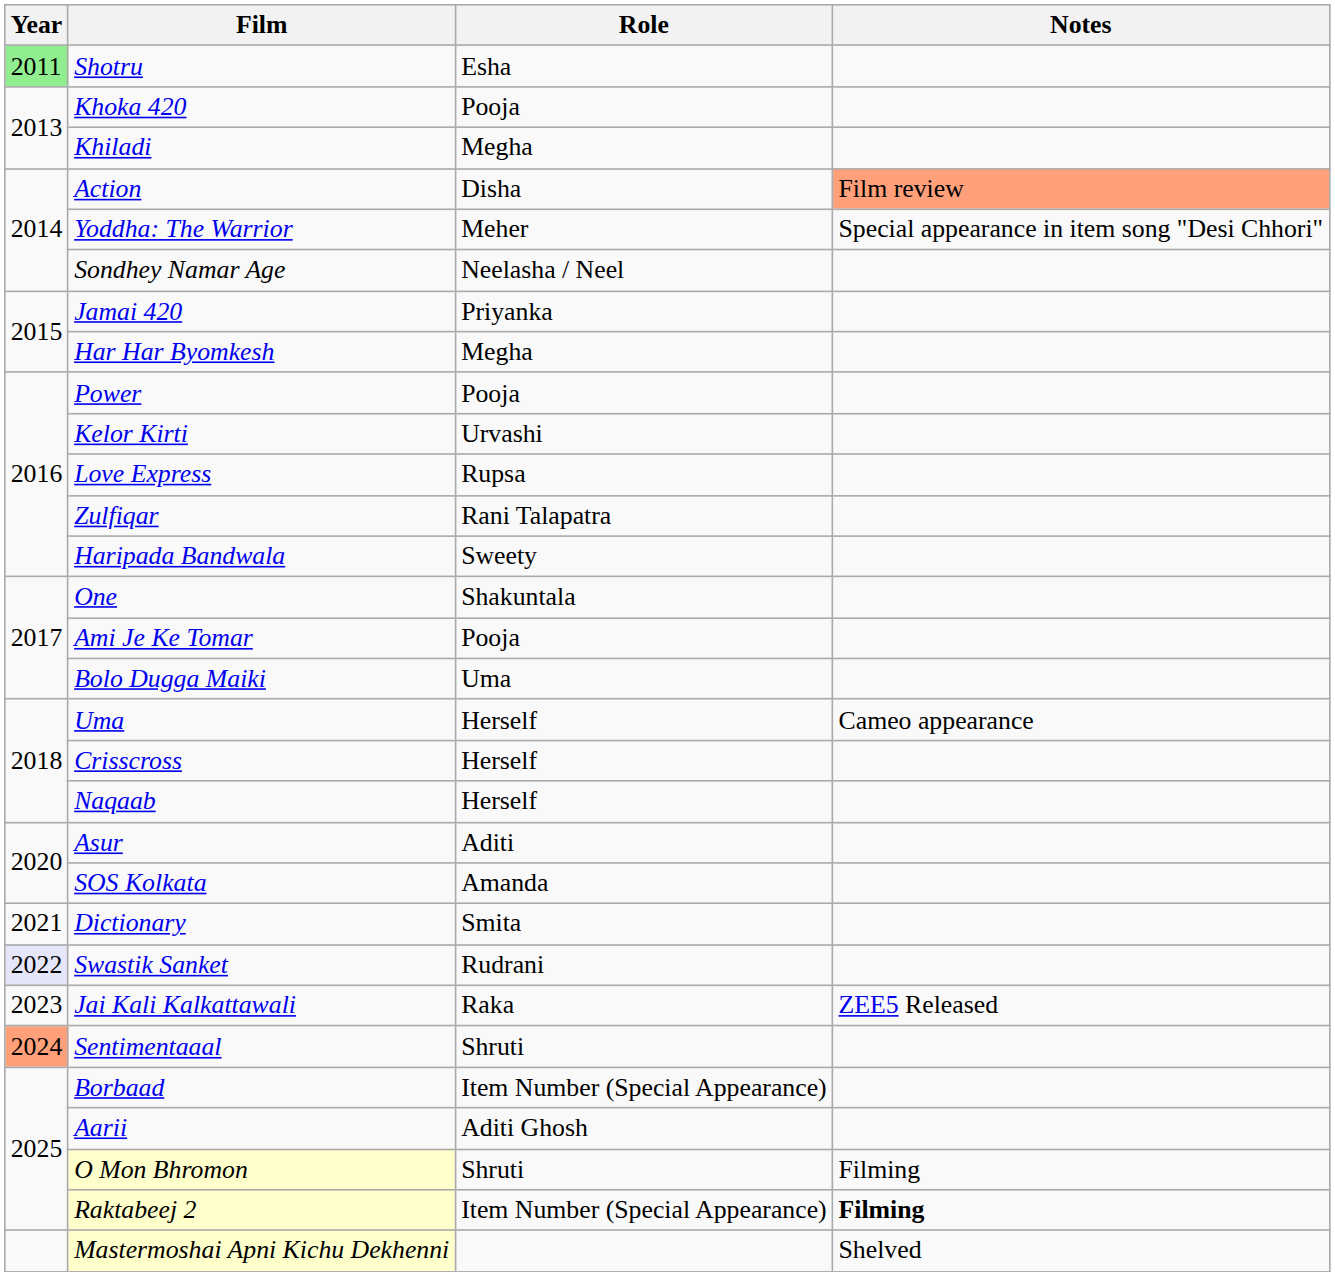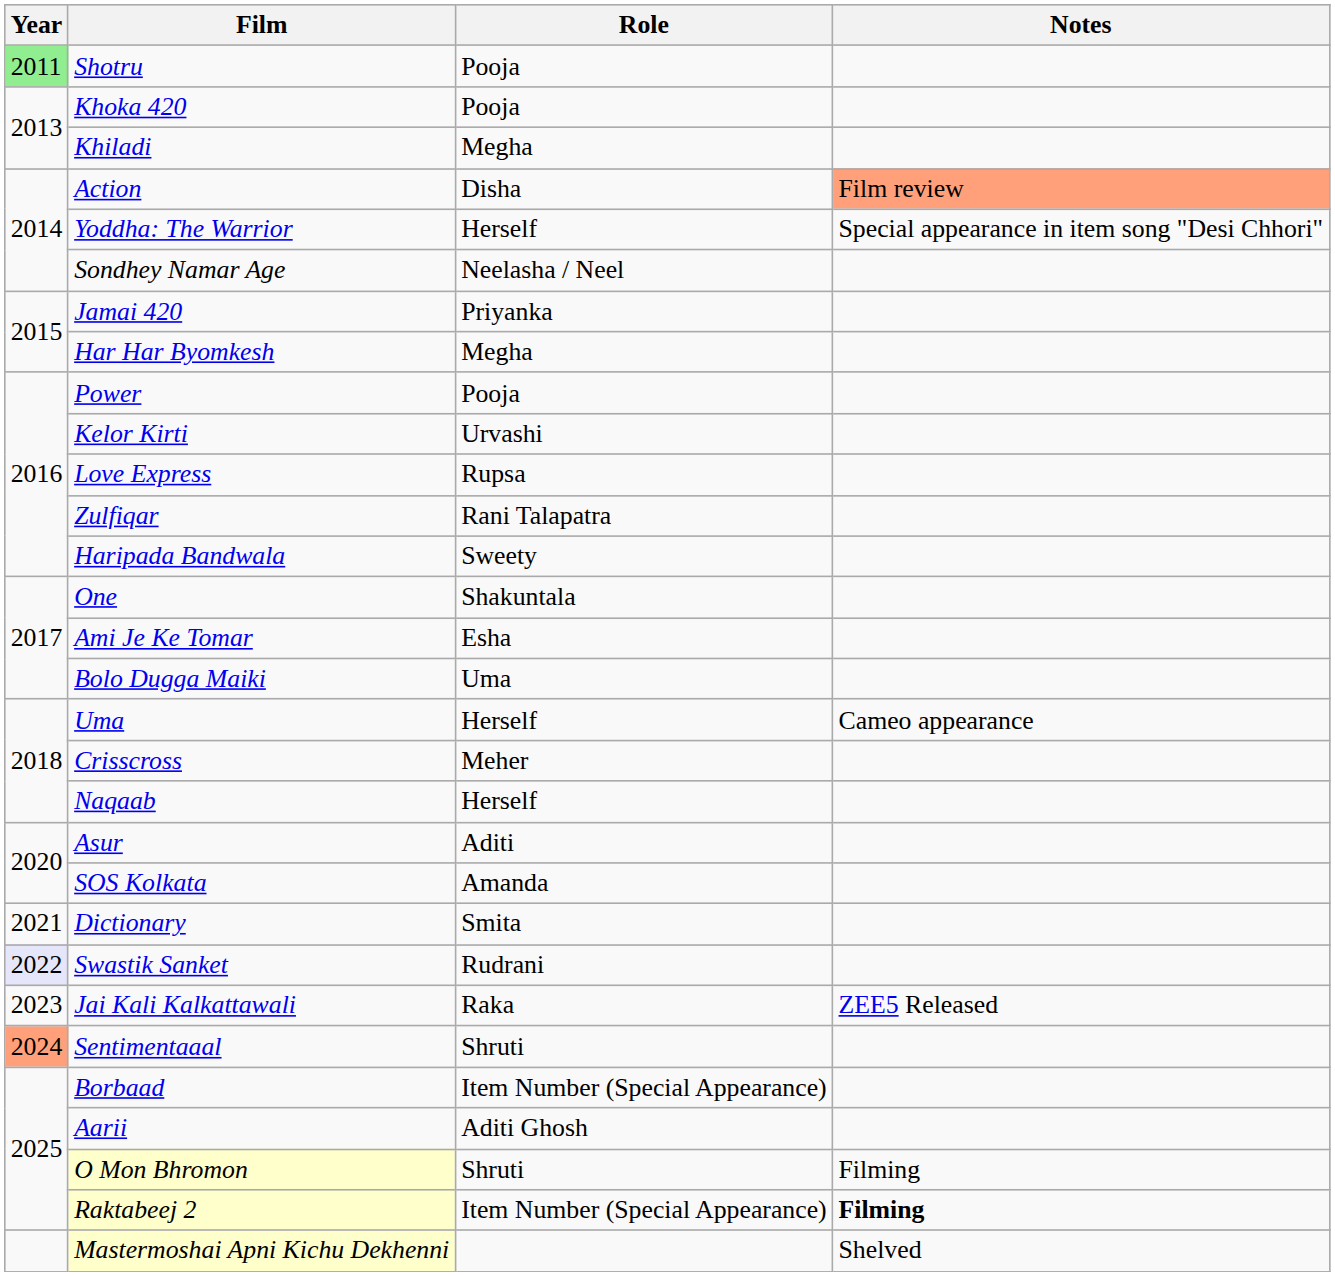(486, 65) Esha -> (491, 65) Pooja
(495, 229) Meher -> (499, 229) Herself
(491, 637) Pooja -> (486, 637) Esha
(499, 760) Herself -> (495, 760) Meher
